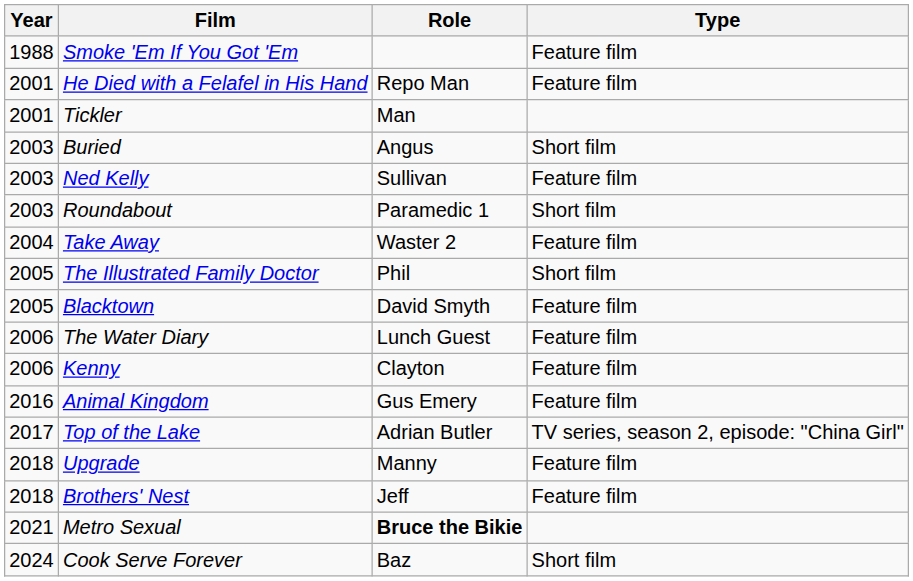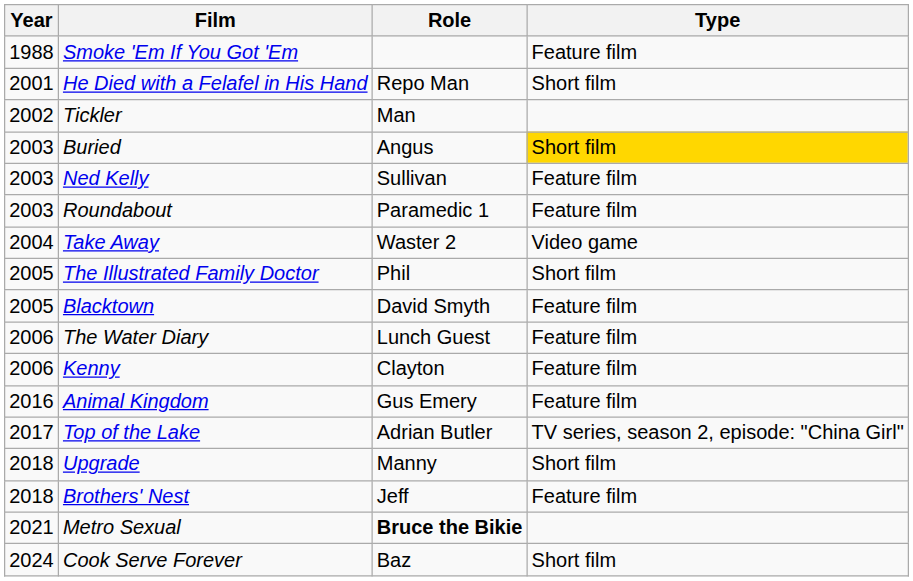(584, 83) Feature film -> (574, 83) Short film
(31, 115) 2001 -> (31, 115) 2002
(574, 147) no background -> (574, 147) gold background
(574, 210) Short film -> (584, 210) Feature film
(584, 242) Feature film -> (585, 242) Video game
(584, 464) Feature film -> (574, 464) Short film
